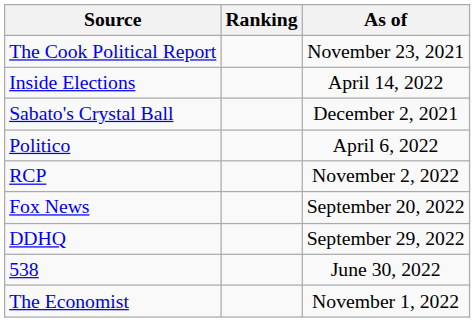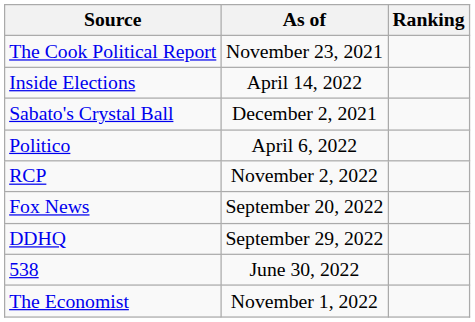columns swapped: (261, 20) <-> (386, 20)
